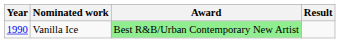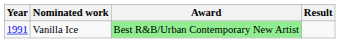(17, 29) 1990 -> (17, 29) 1991
